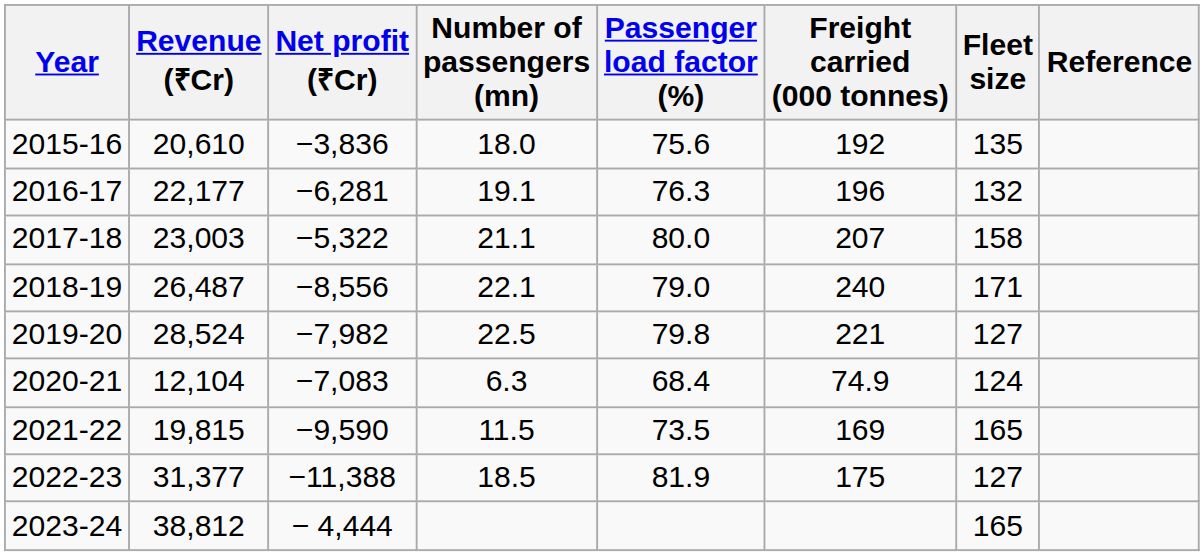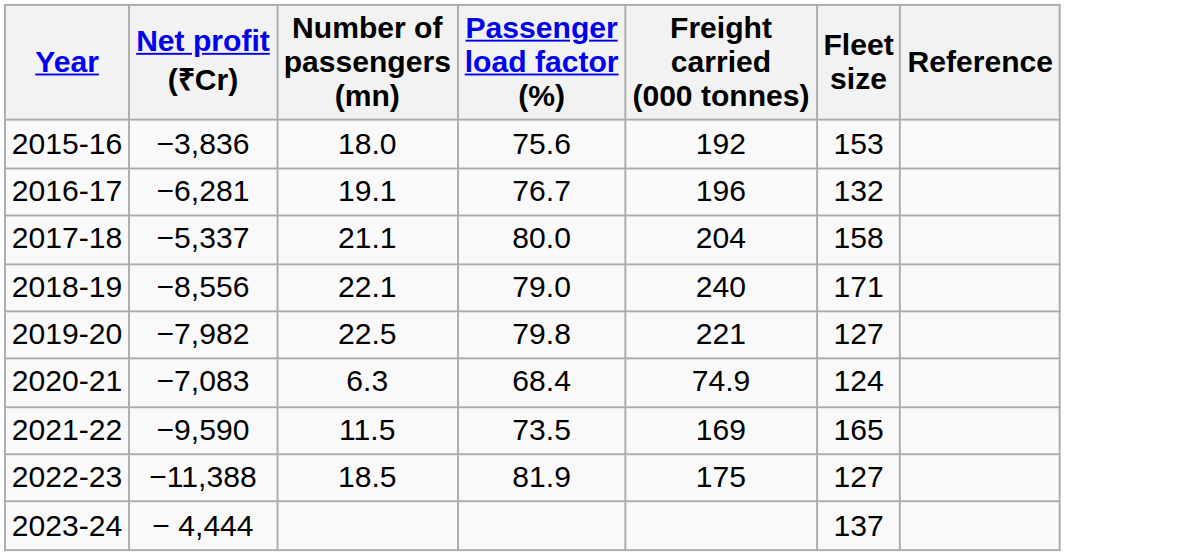- column: (199, 61)
(998, 143) 135 -> (859, 143) 153
(681, 191) 76.3 -> (542, 191) 76.7
(342, 239) −5,322 -> (203, 239) −5,337
(860, 239) 207 -> (721, 239) 204
(998, 525) 165 -> (859, 525) 137
